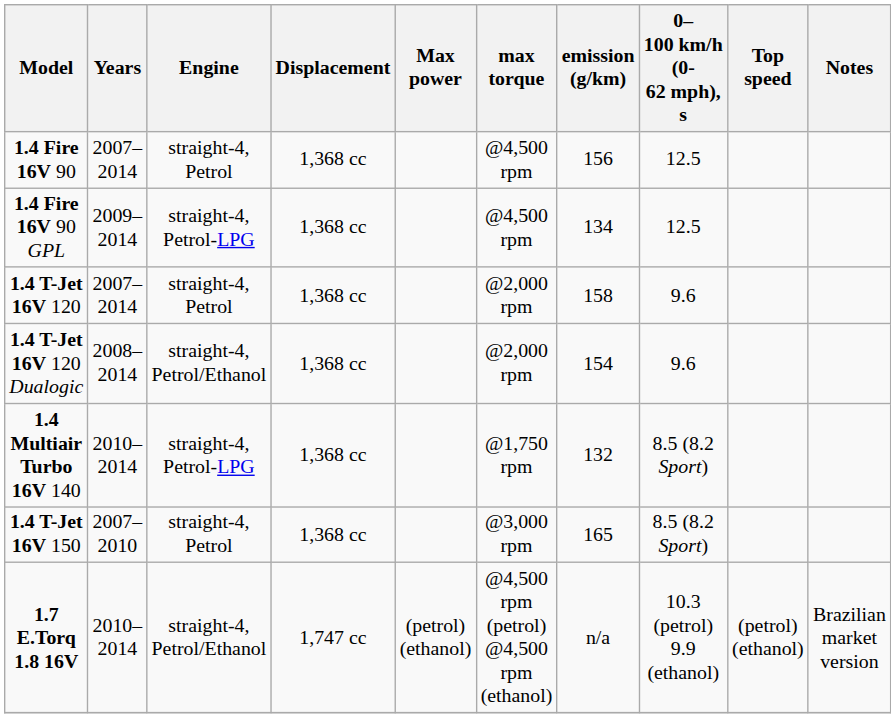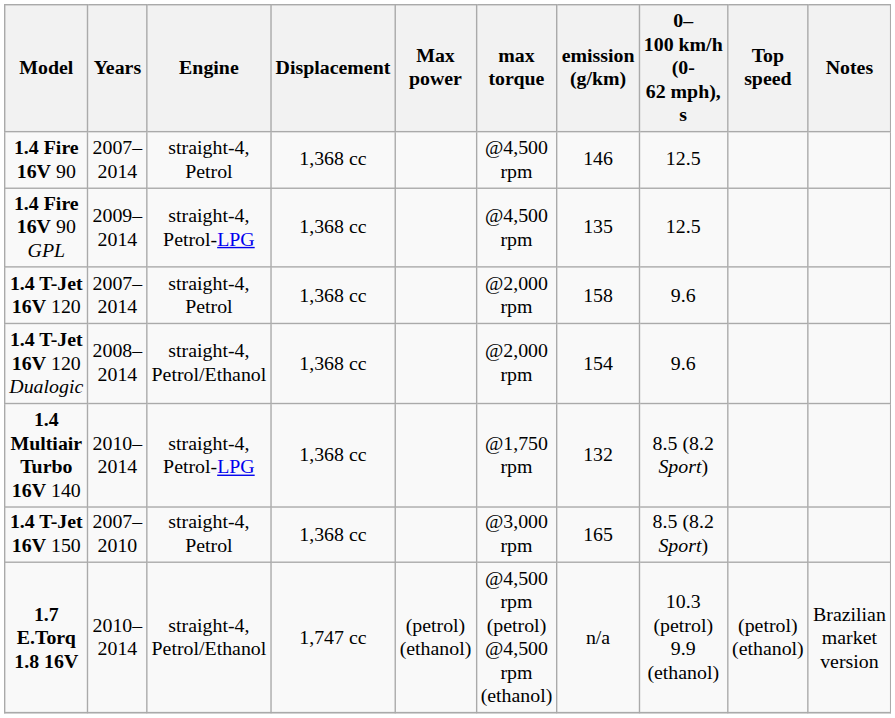(598, 159) 156 -> (598, 159) 146
(598, 227) 134 -> (598, 227) 135
